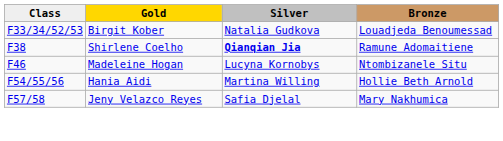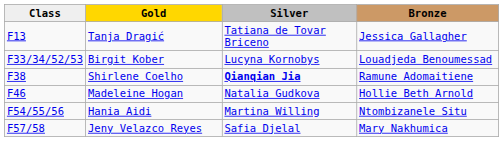+ row: (126, 36)
(272, 30) Natalia Gudkova -> (272, 59) Lucyna Kornobys
(272, 64) Lucyna Kornobys -> (272, 94) Natalia Gudkova
(413, 64) Ntombizanele Situ -> (416, 94) Hollie Beth Arnold
(416, 82) Hollie Beth Arnold -> (413, 111) Ntombizanele Situ
